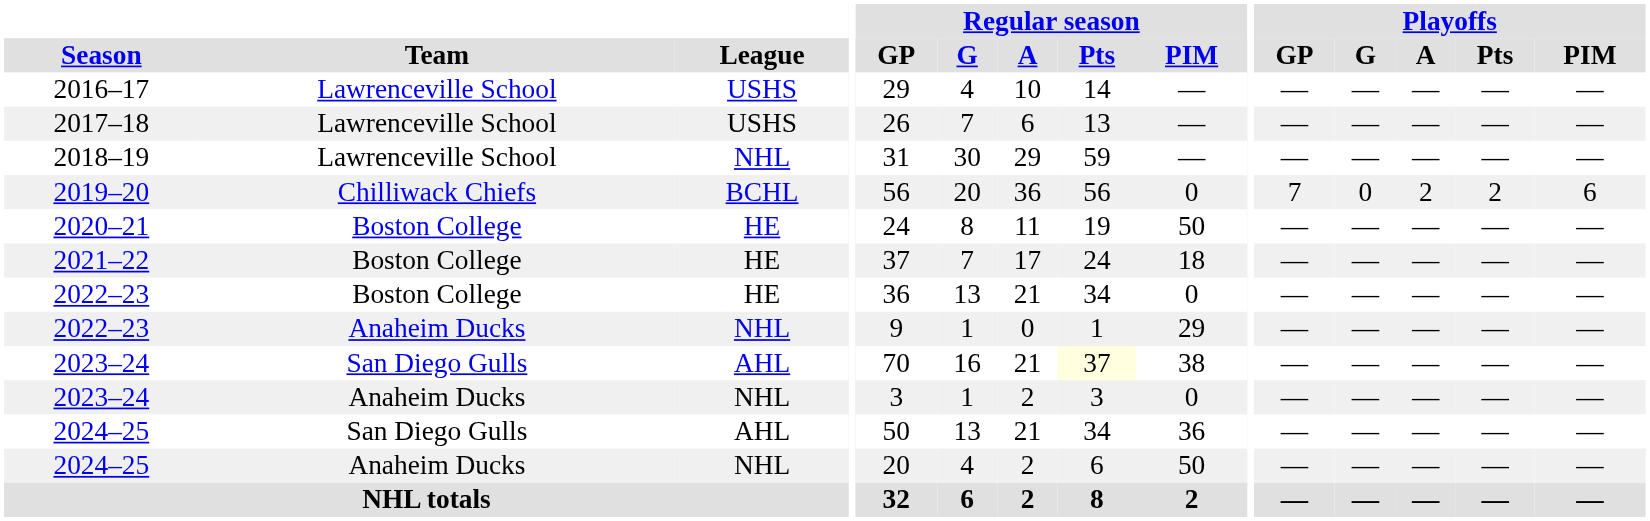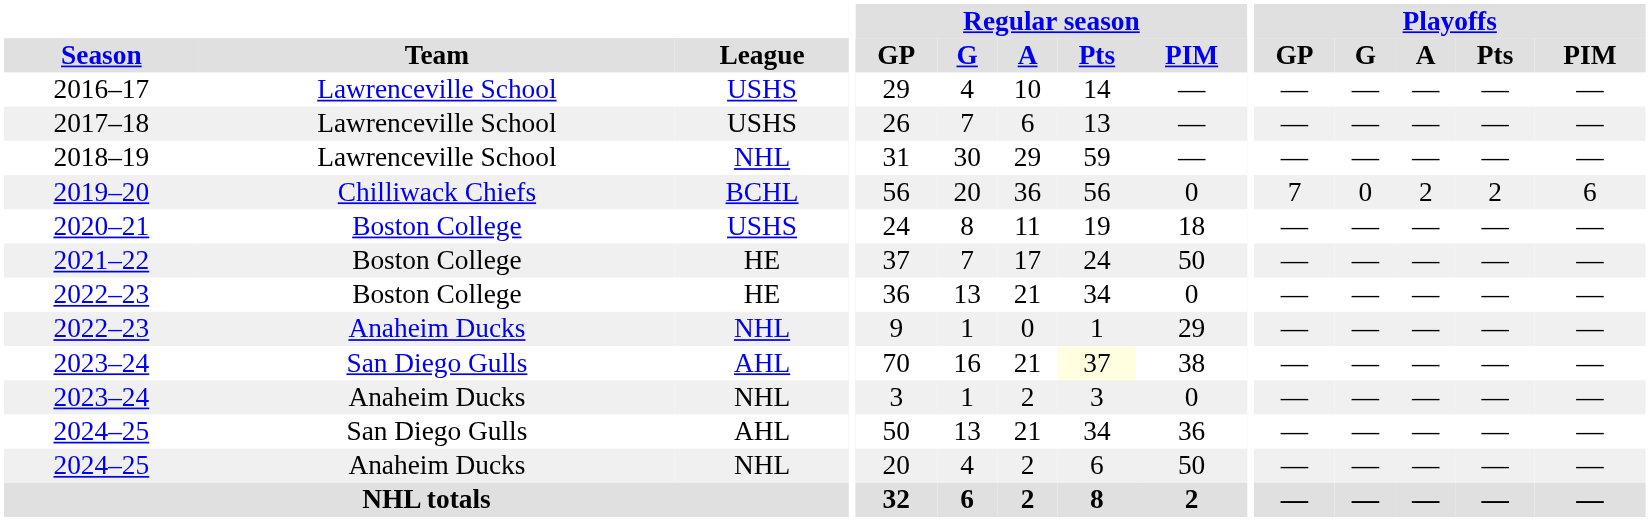(762, 225) HE -> (762, 225) USHS
(1192, 225) 50 -> (1192, 225) 18
(1192, 260) 18 -> (1192, 260) 50
